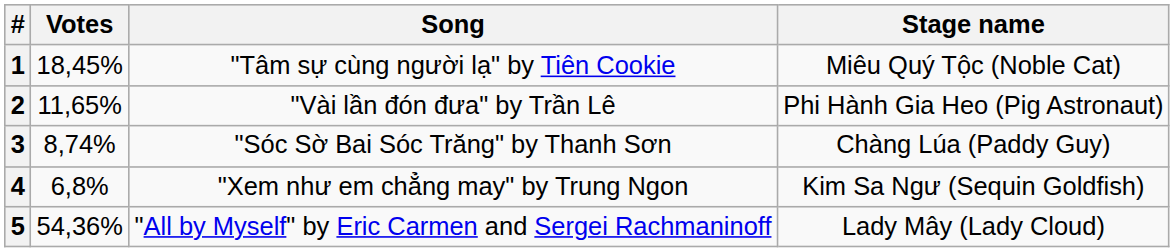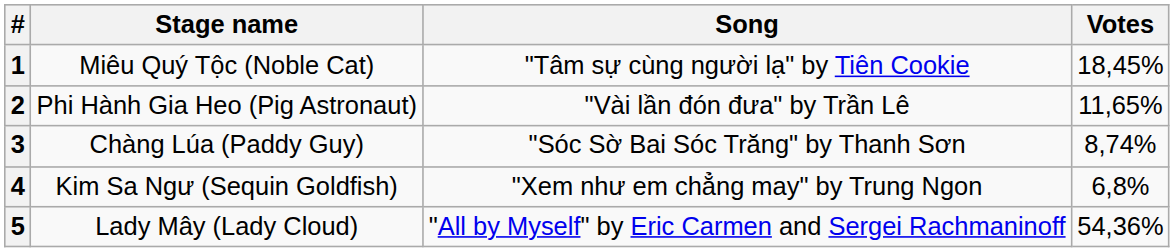columns swapped: (973, 24) <-> (80, 24)
